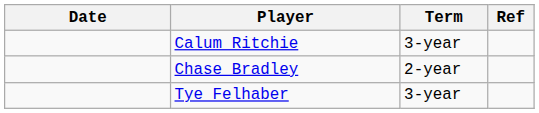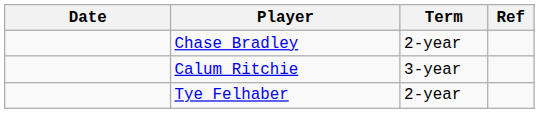rows swapped: (236, 69) <-> (236, 43)
(433, 95) 3-year -> (433, 95) 2-year
